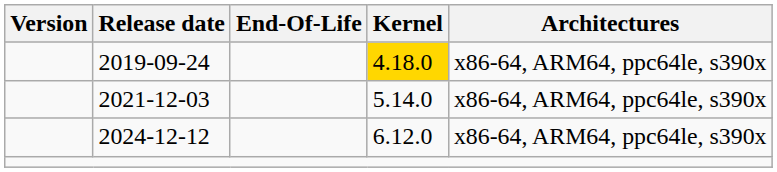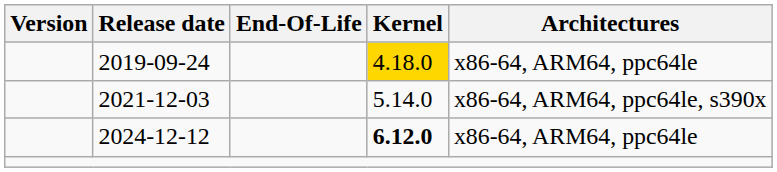(610, 61) x86-64, ARM64, ppc64le, s390x -> (576, 61) x86-64, ARM64, ppc64le
(403, 136) normal -> (403, 136) bold
(610, 136) x86-64, ARM64, ppc64le, s390x -> (576, 136) x86-64, ARM64, ppc64le
